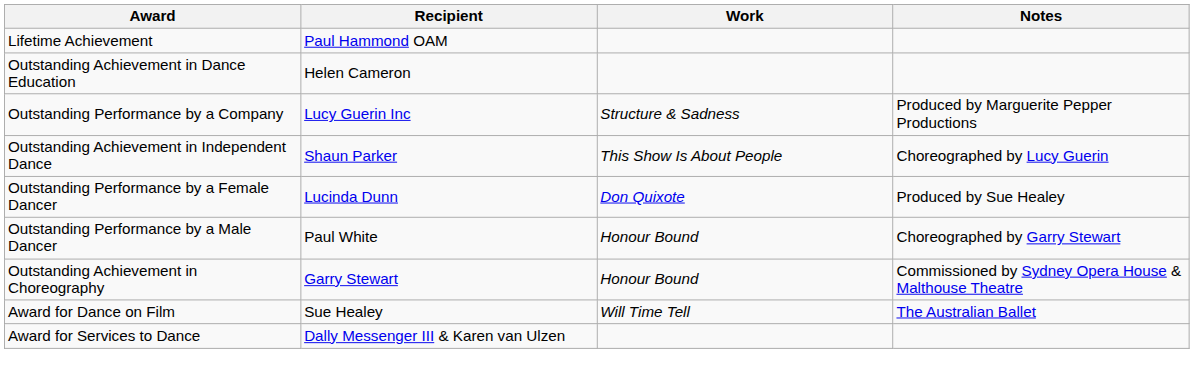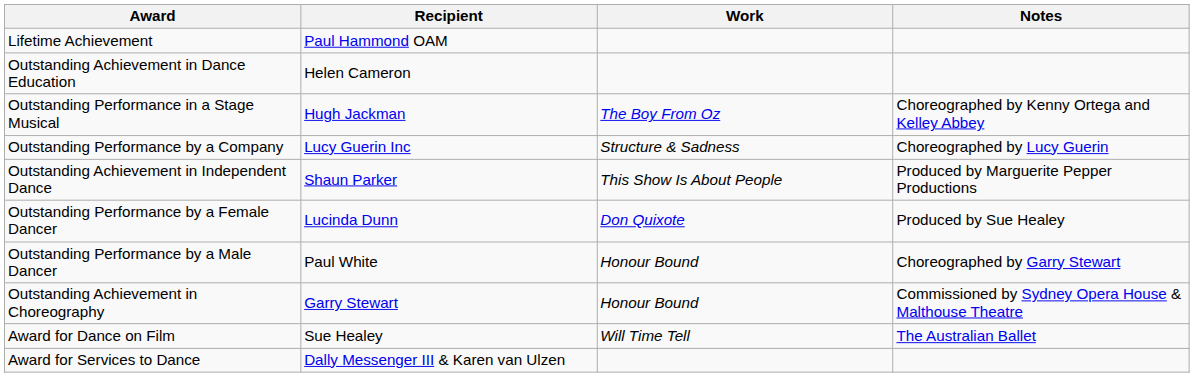+ row: (131, 114)
(1004, 114) Produced by Marguerite Pepper Productions -> (1003, 147) Choreographed by Lucy Guerin
(1003, 155) Choreographed by Lucy Guerin -> (1004, 179) Produced by Marguerite Pepper Productions
